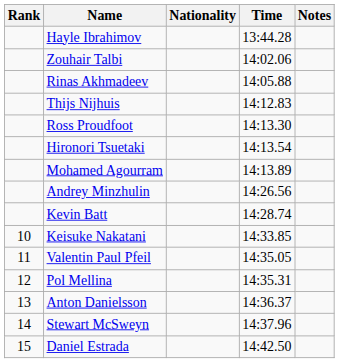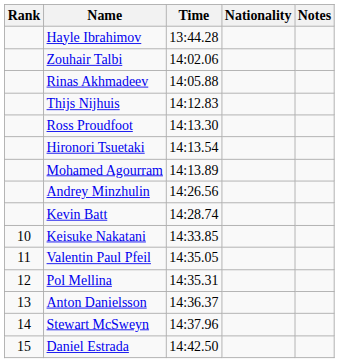columns swapped: (203, 15) <-> (267, 15)
